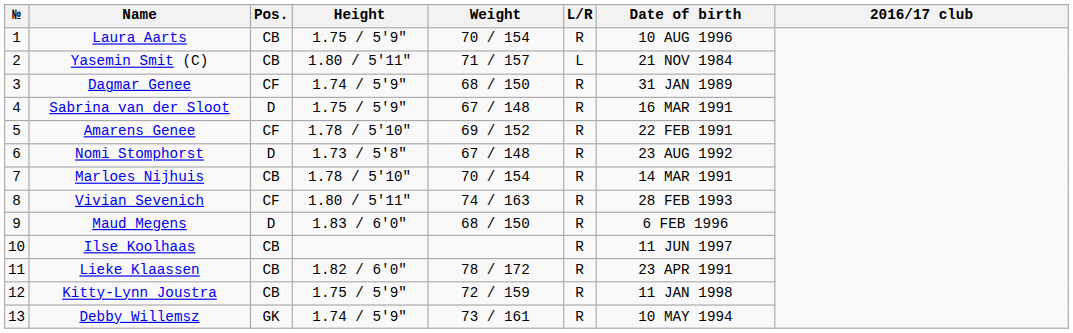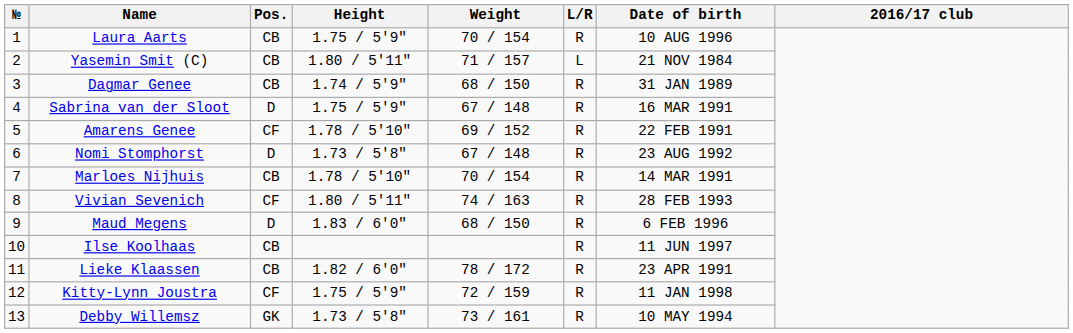(271, 86) CF -> (271, 86) CB
(271, 294) CB -> (271, 294) CF
(360, 317) 1.74 / 5'9" -> (360, 317) 1.73 / 5'8"
